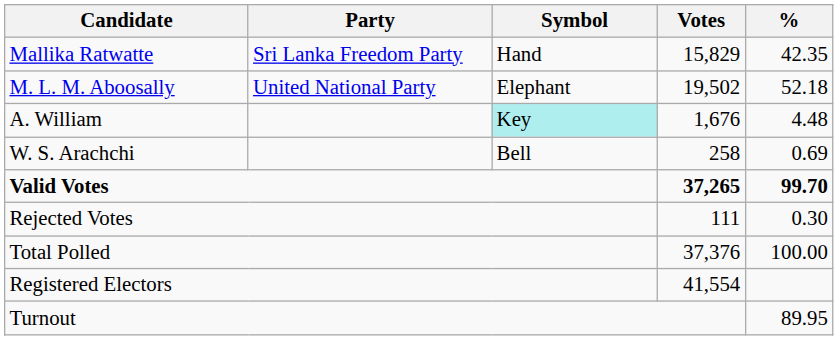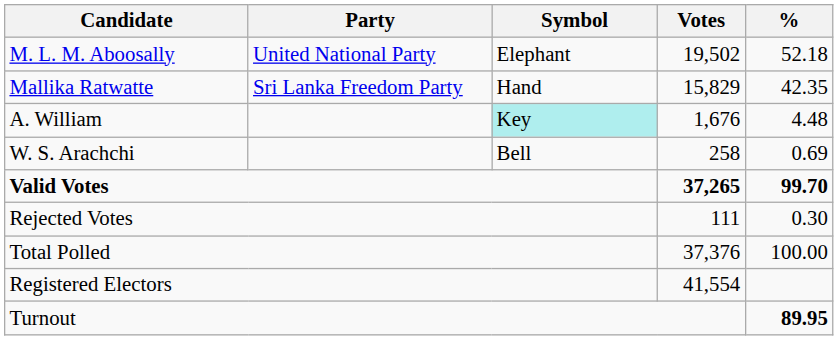rows swapped: (92, 86) <-> (81, 53)
(804, 317) normal -> (804, 317) bold
